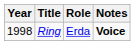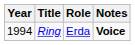(20, 31) 1998 -> (20, 31) 1994
